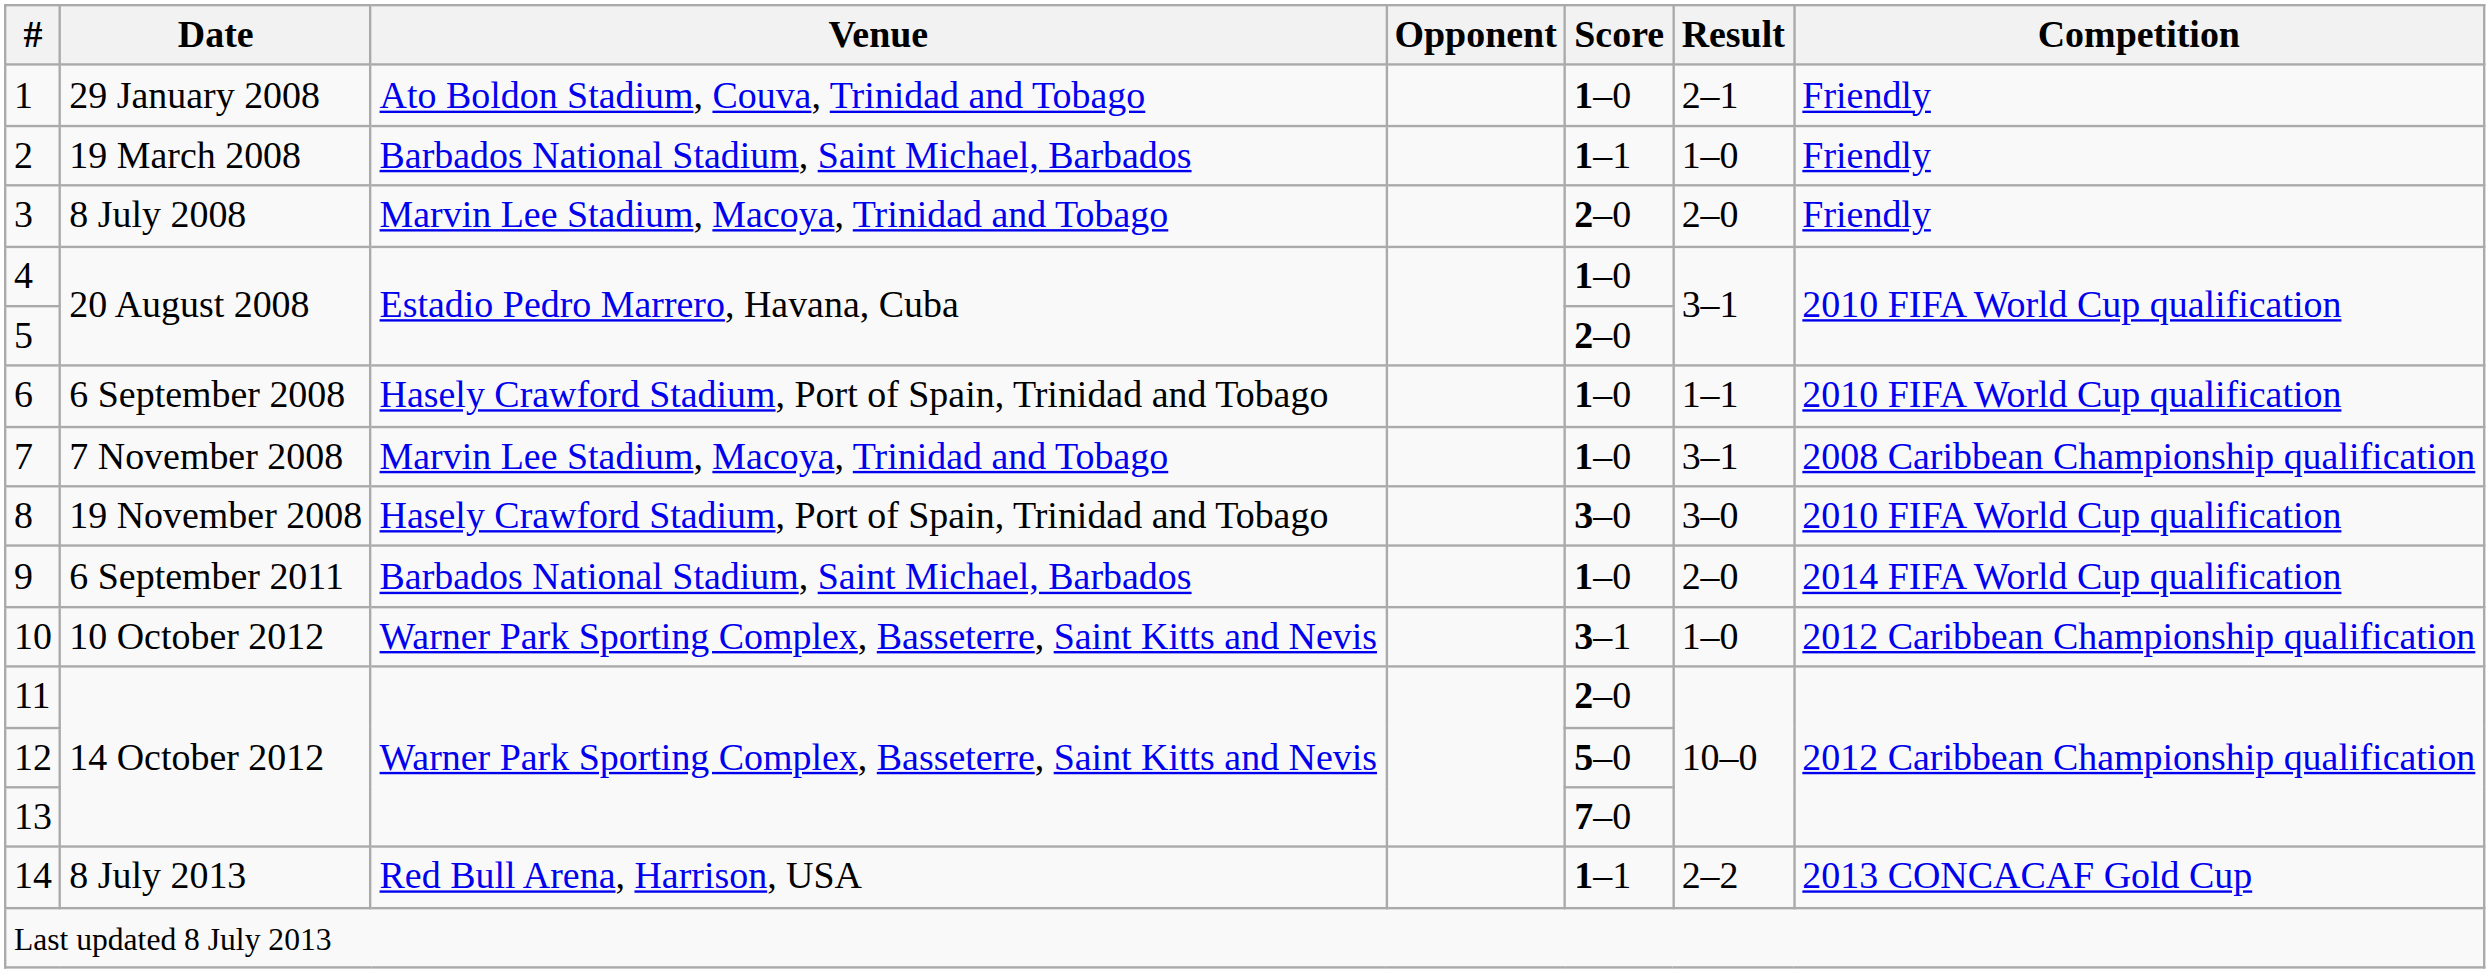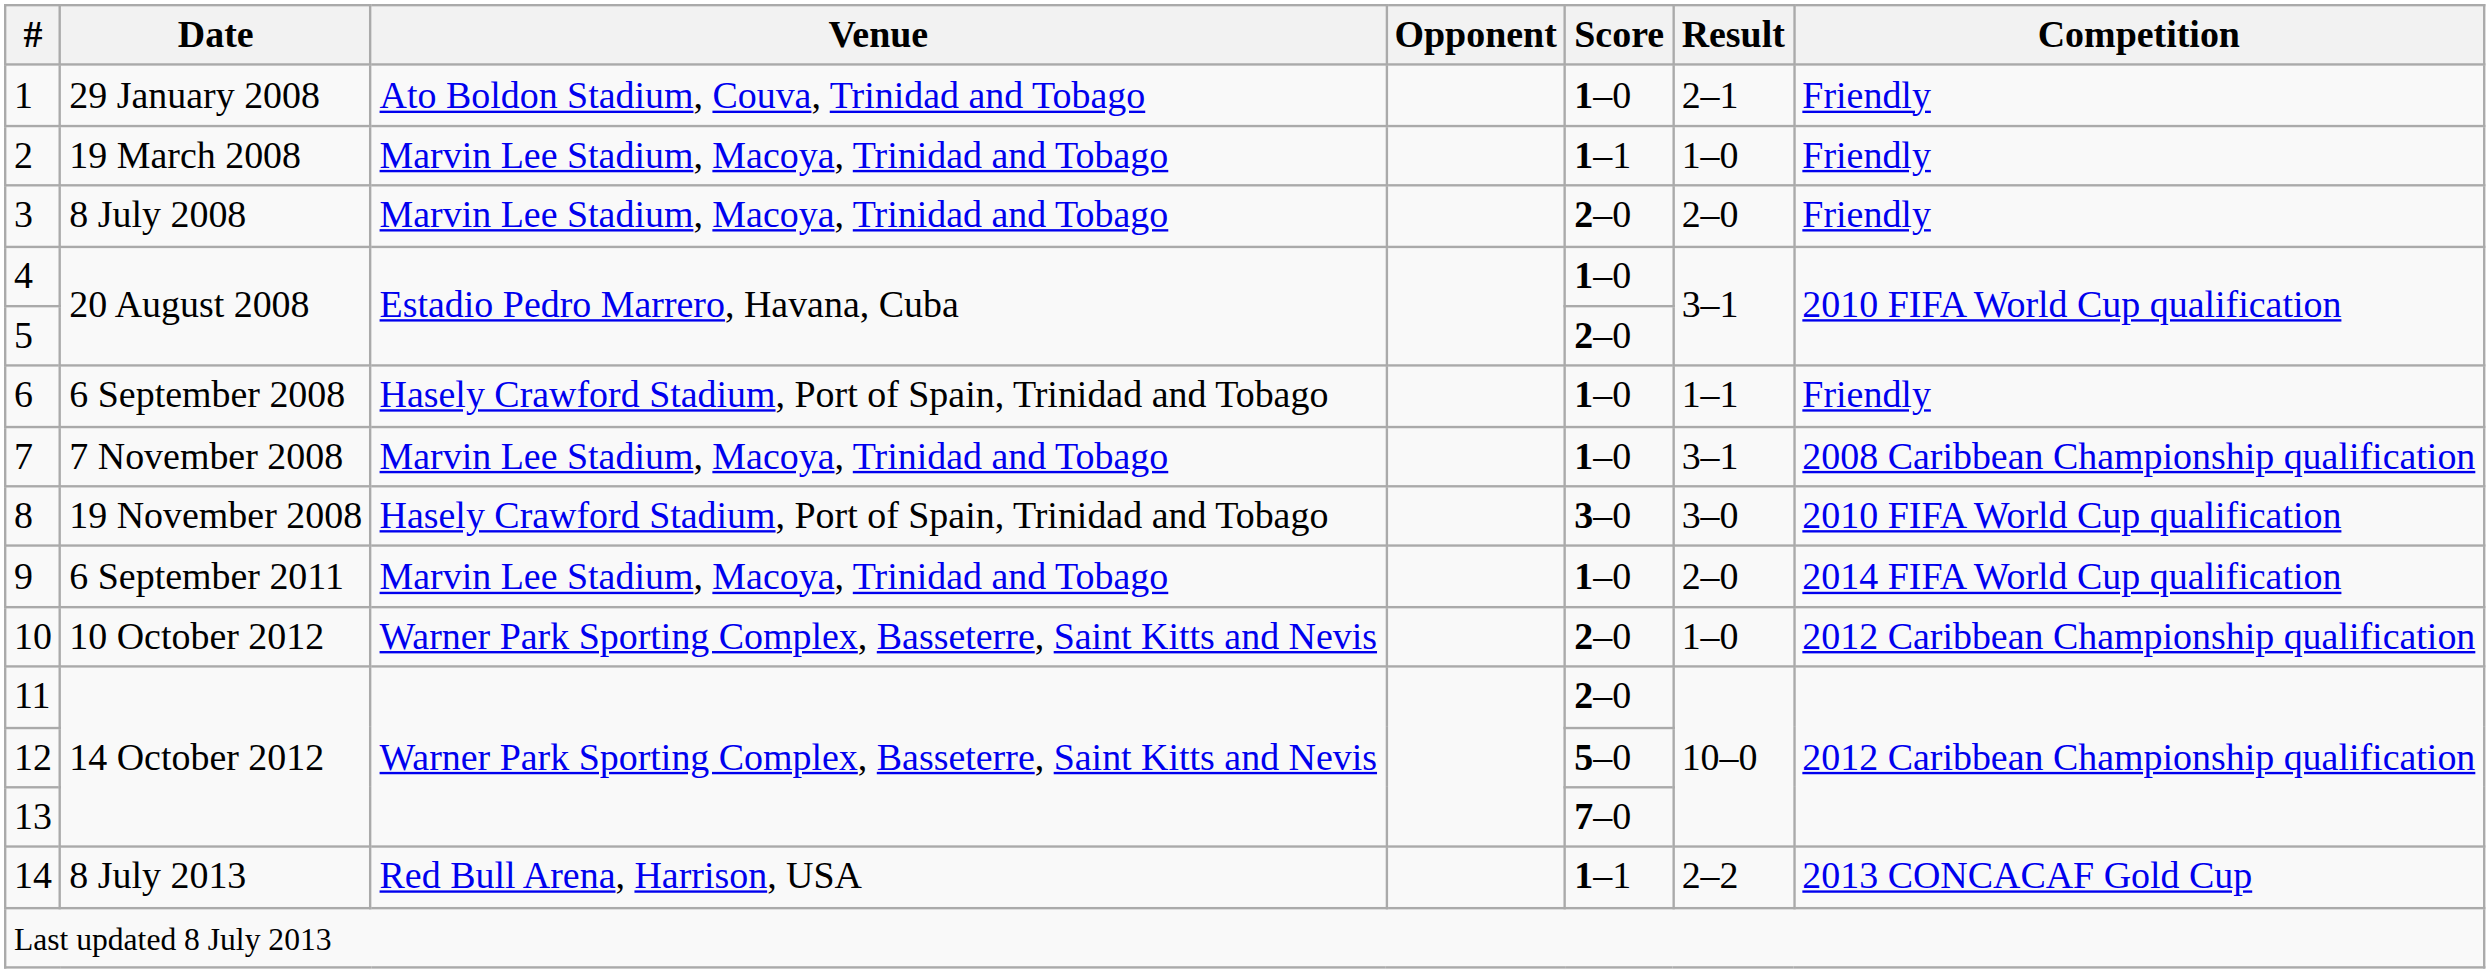(786, 154) Barbados National Stadium, Saint Michael, Barbados -> (774, 154) Marvin Lee Stadium, Macoya, Trinidad and Tobago
(2072, 395) 2010 FIFA World Cup qualification -> (1867, 395) Friendly
(786, 575) Barbados National Stadium, Saint Michael, Barbados -> (774, 575) Marvin Lee Stadium, Macoya, Trinidad and Tobago
(1603, 635) 3–1 -> (1603, 635) 2–0
